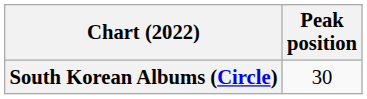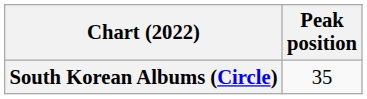(322, 76) 30 -> (322, 76) 35
